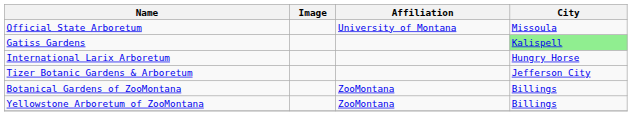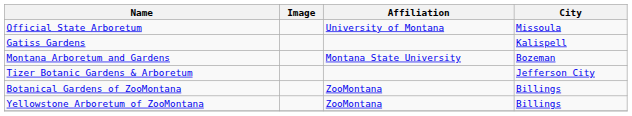(537, 42) lightgreen background -> (541, 42) no background
- row: (88, 58)
+ row: (88, 58)
